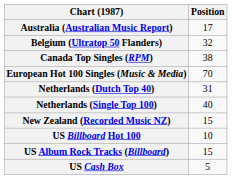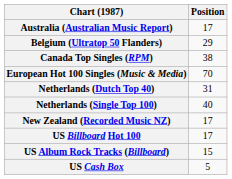(208, 43) 32 -> (208, 43) 29
(208, 120) 15 -> (208, 120) 17
(208, 136) 10 -> (208, 136) 17
